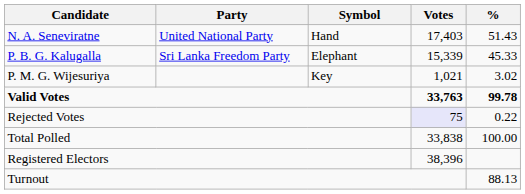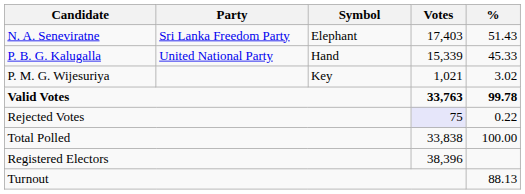(216, 35) United National Party -> (224, 35) Sri Lanka Freedom Party
(325, 35) Hand -> (334, 35) Elephant
(224, 55) Sri Lanka Freedom Party -> (216, 55) United National Party
(334, 55) Elephant -> (325, 55) Hand
